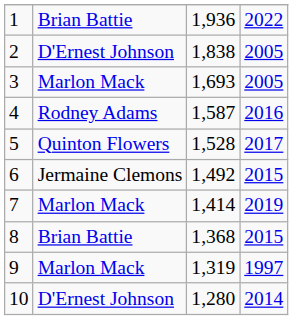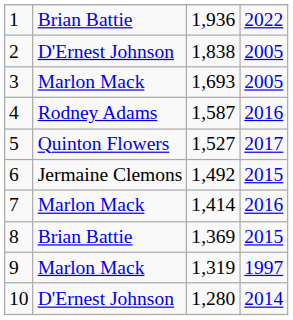(213, 143) 1,528 -> (213, 143) 1,527
(264, 205) 2019 -> (264, 205) 2016
(213, 236) 1,368 -> (213, 236) 1,369
